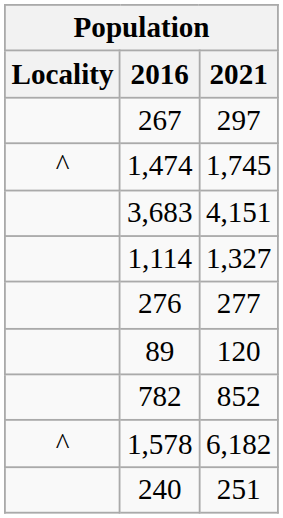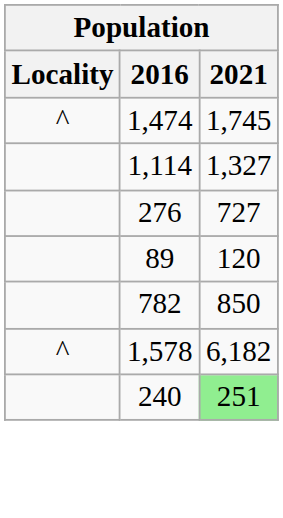- row: (160, 119)
- row: (160, 212)
(239, 304) 277 -> (239, 212) 727
(239, 397) 852 -> (239, 304) 850
(239, 489) no background -> (239, 397) lightgreen background
